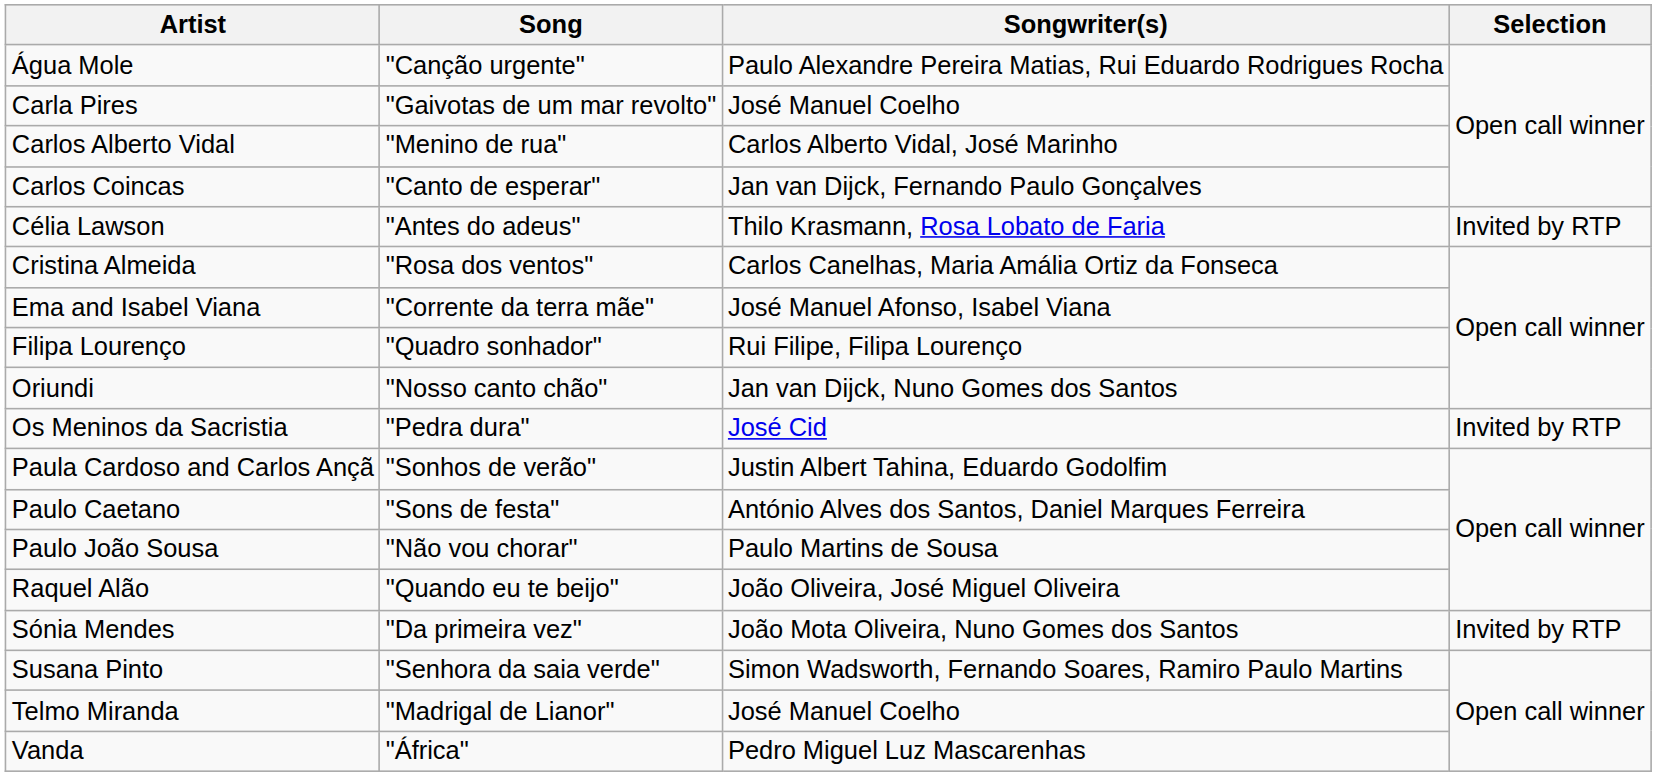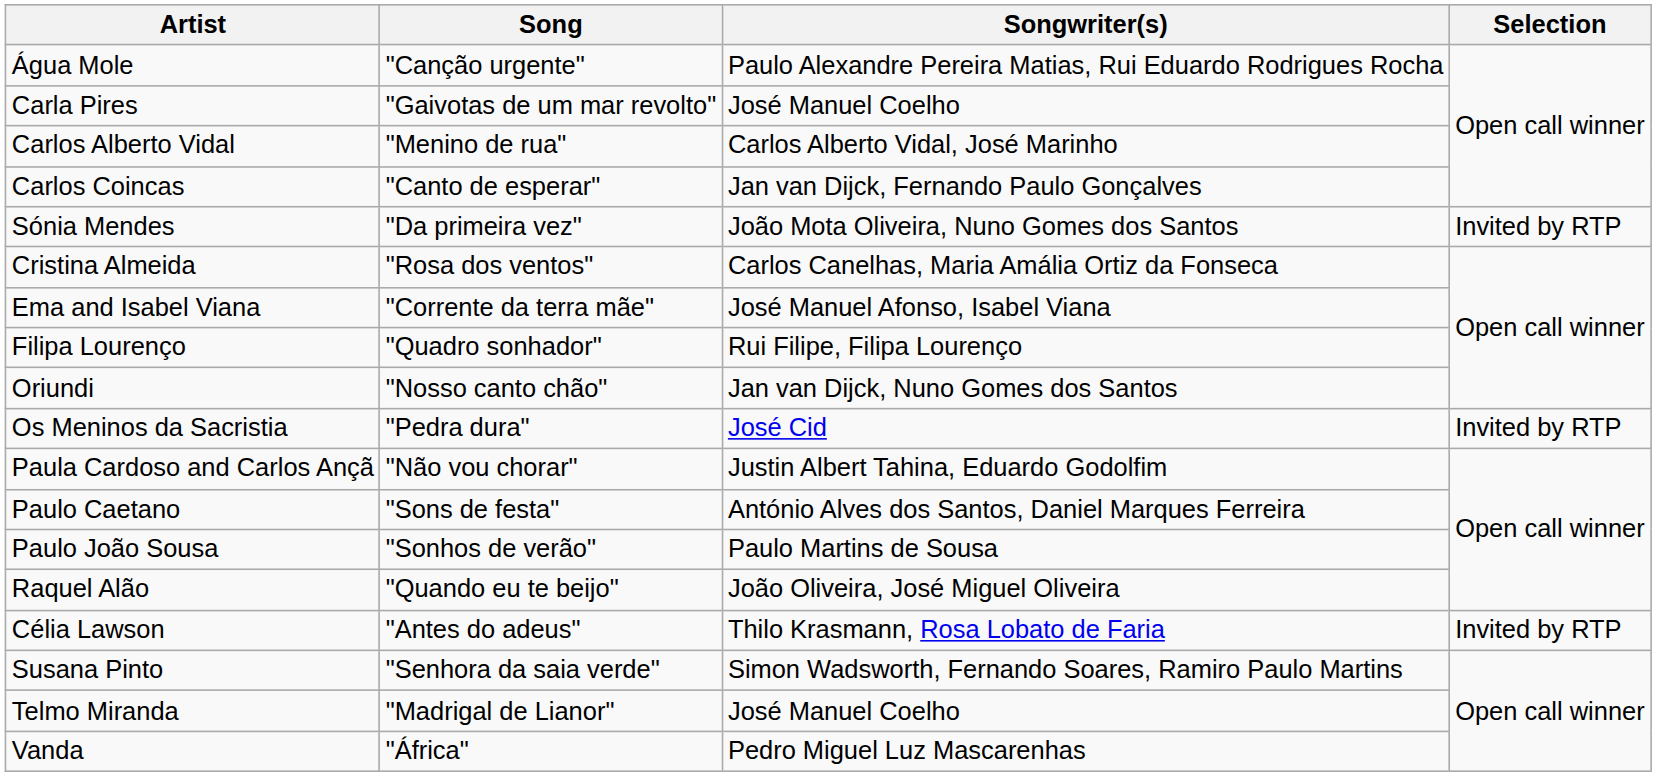rows swapped: (88, 226) <-> (93, 629)
(491, 468) "Sonhos de verão" -> (482, 468) "Não vou chorar"
(482, 549) "Não vou chorar" -> (491, 549) "Sonhos de verão"
